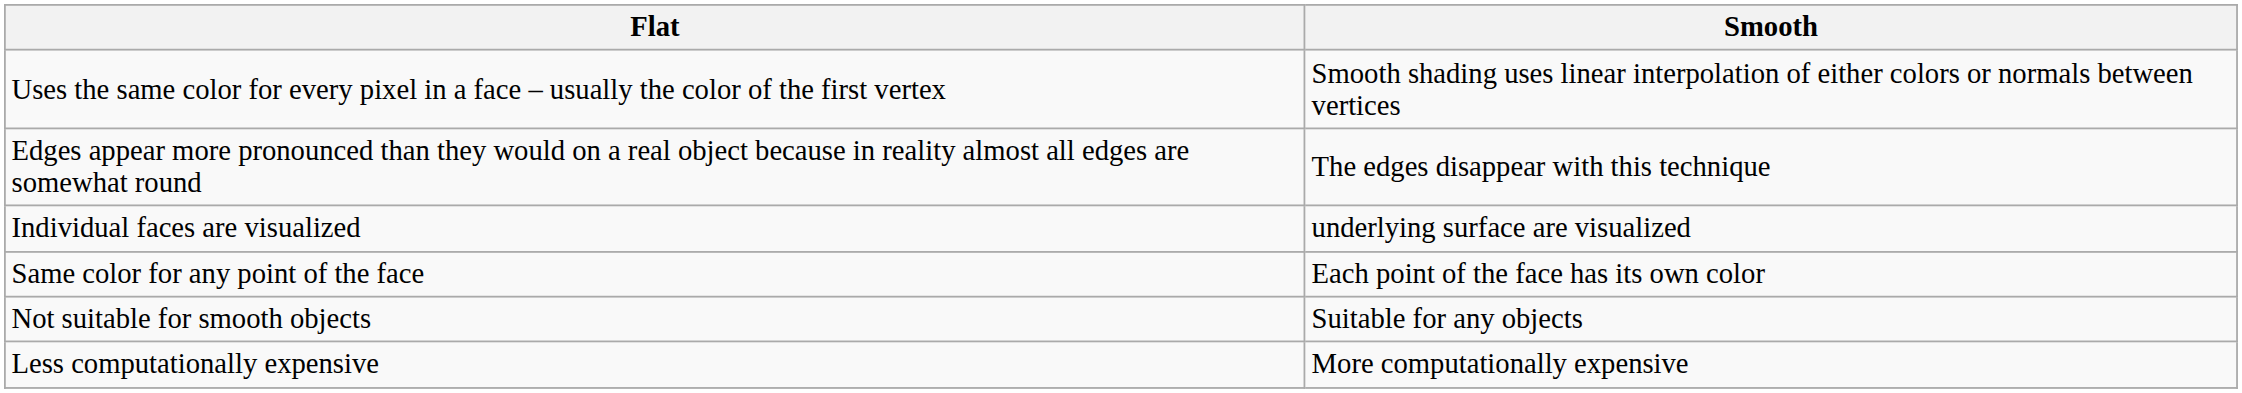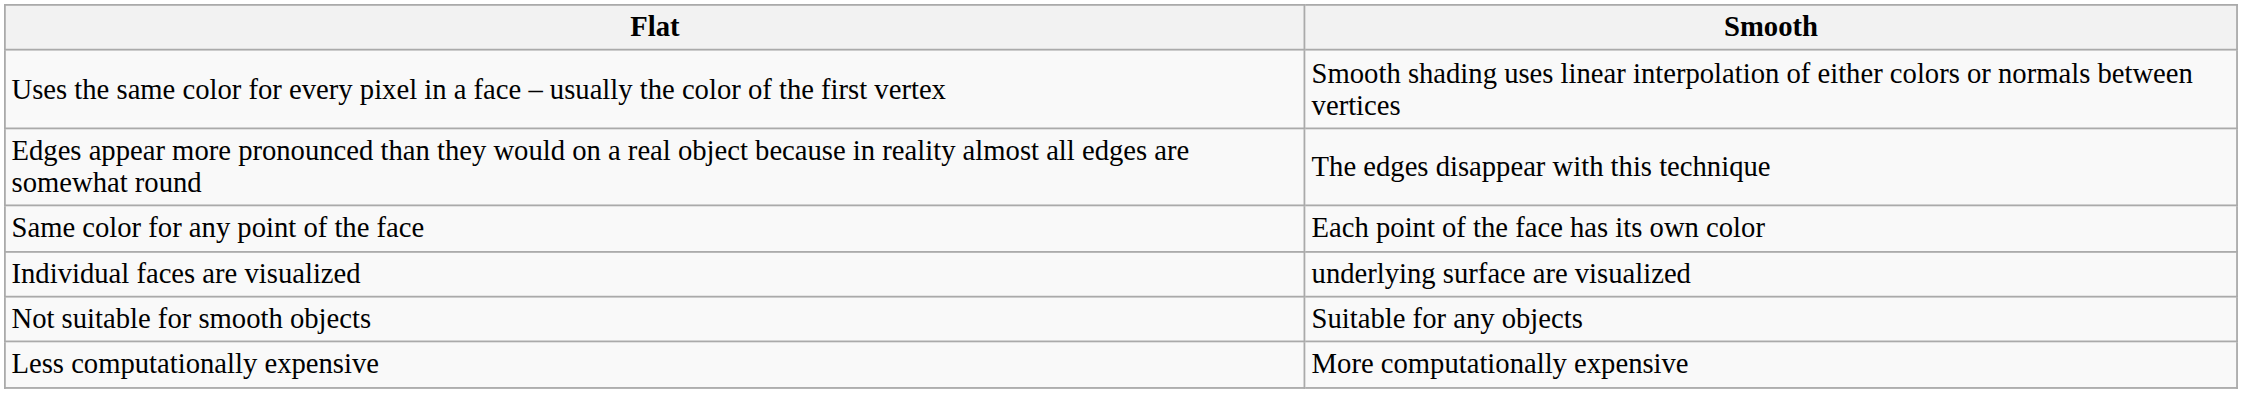rows swapped: (218, 273) <-> (186, 227)
